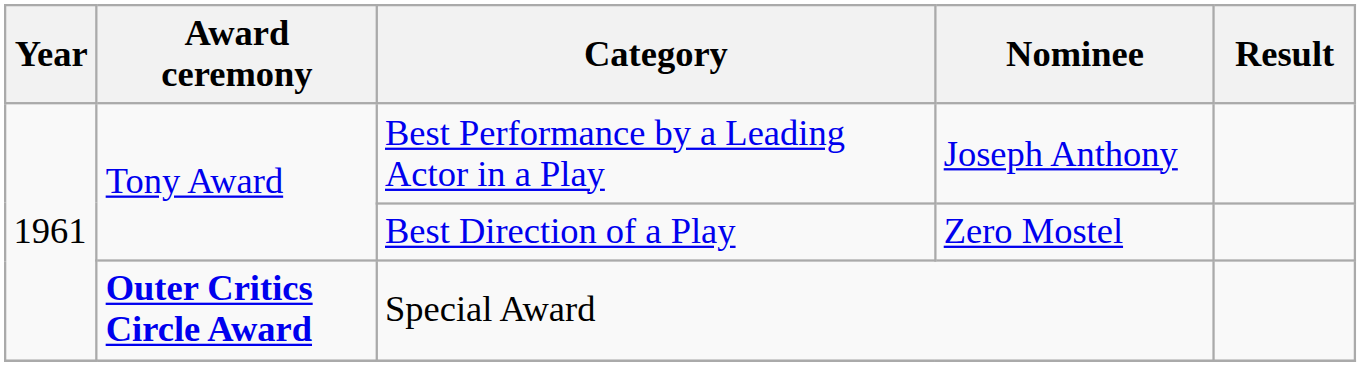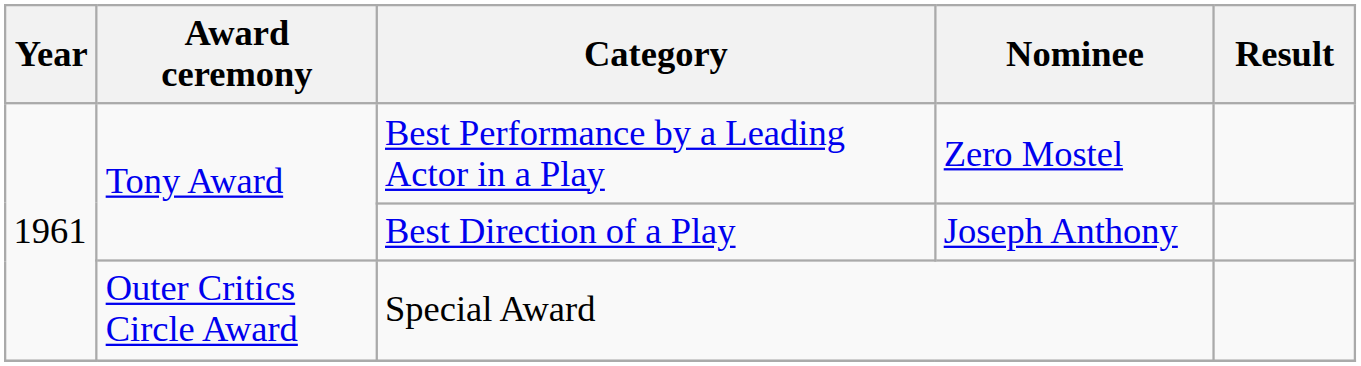(1061, 152) Joseph Anthony -> (1033, 152) Zero Mostel
(1033, 231) Zero Mostel -> (1061, 231) Joseph Anthony
(209, 309) bold -> (202, 309) normal
